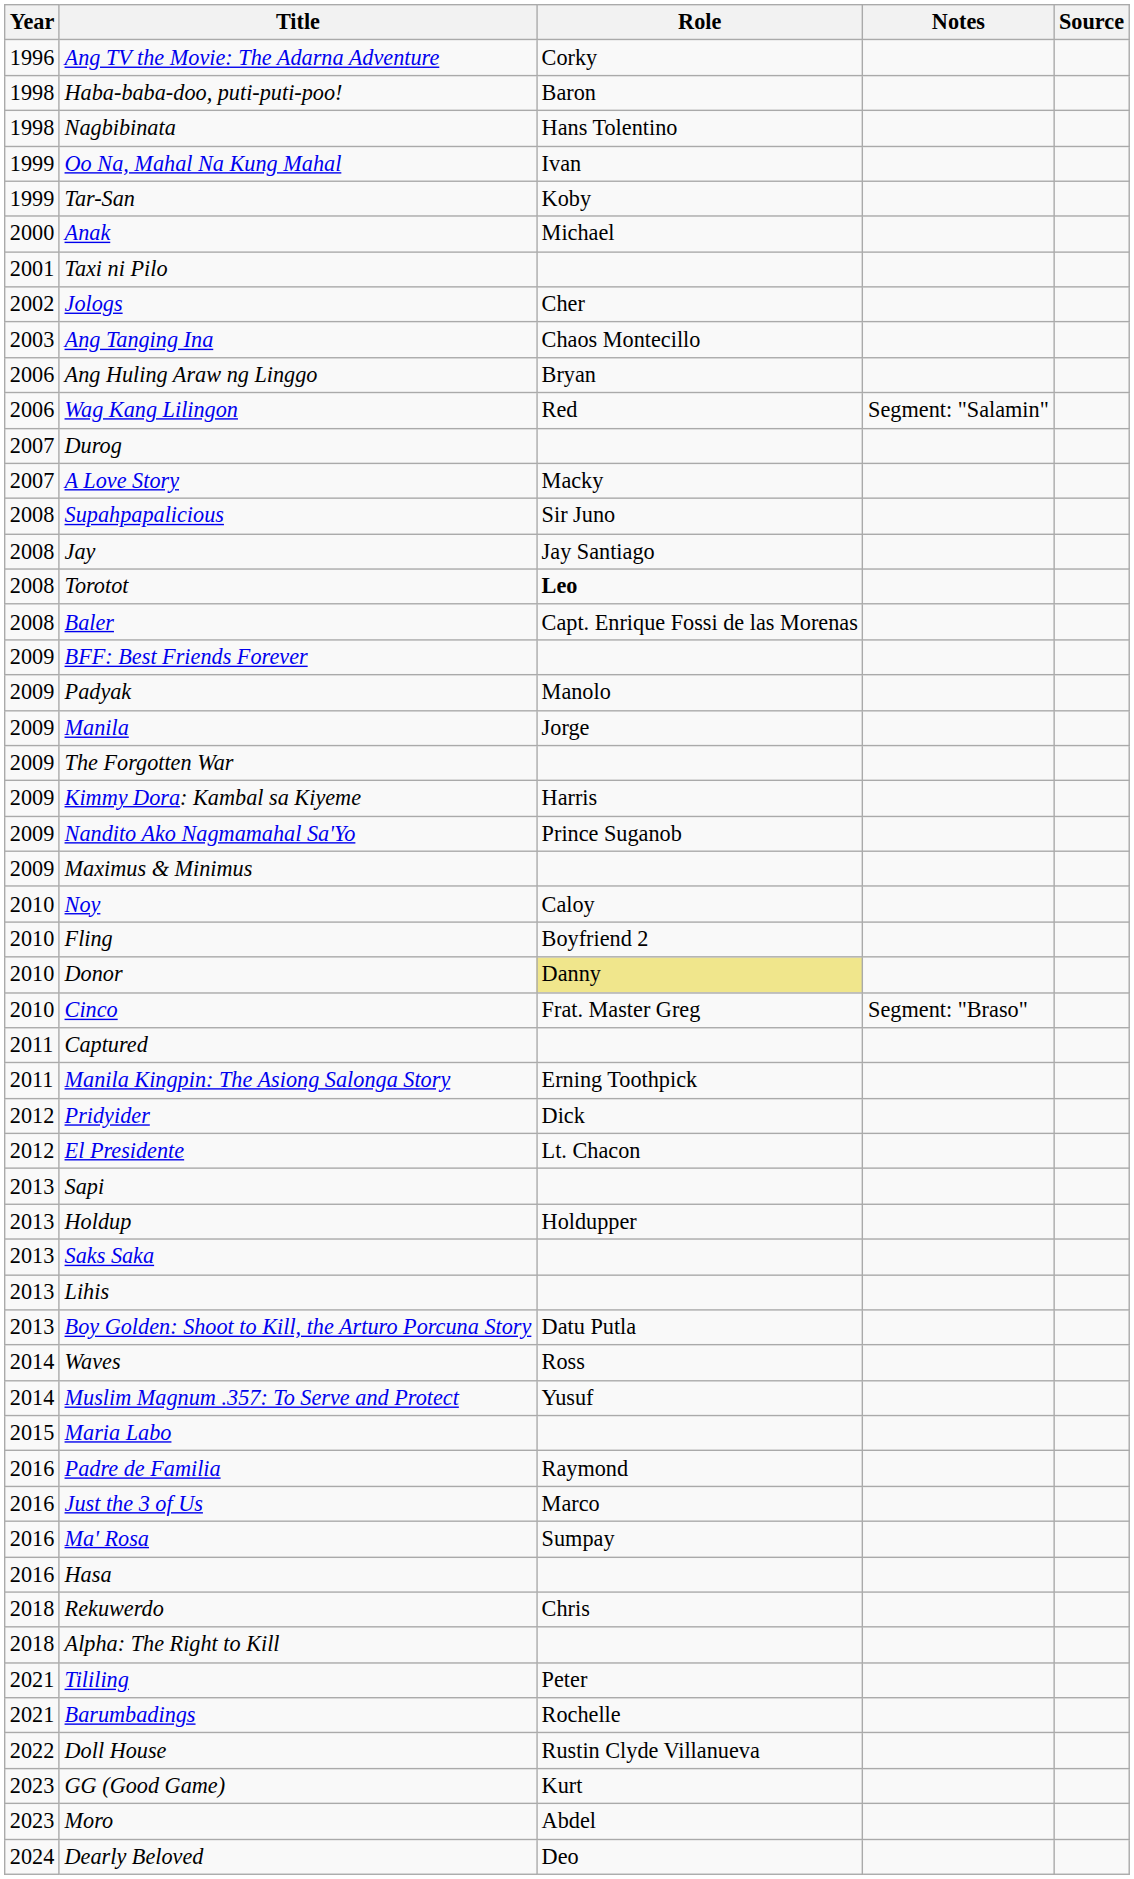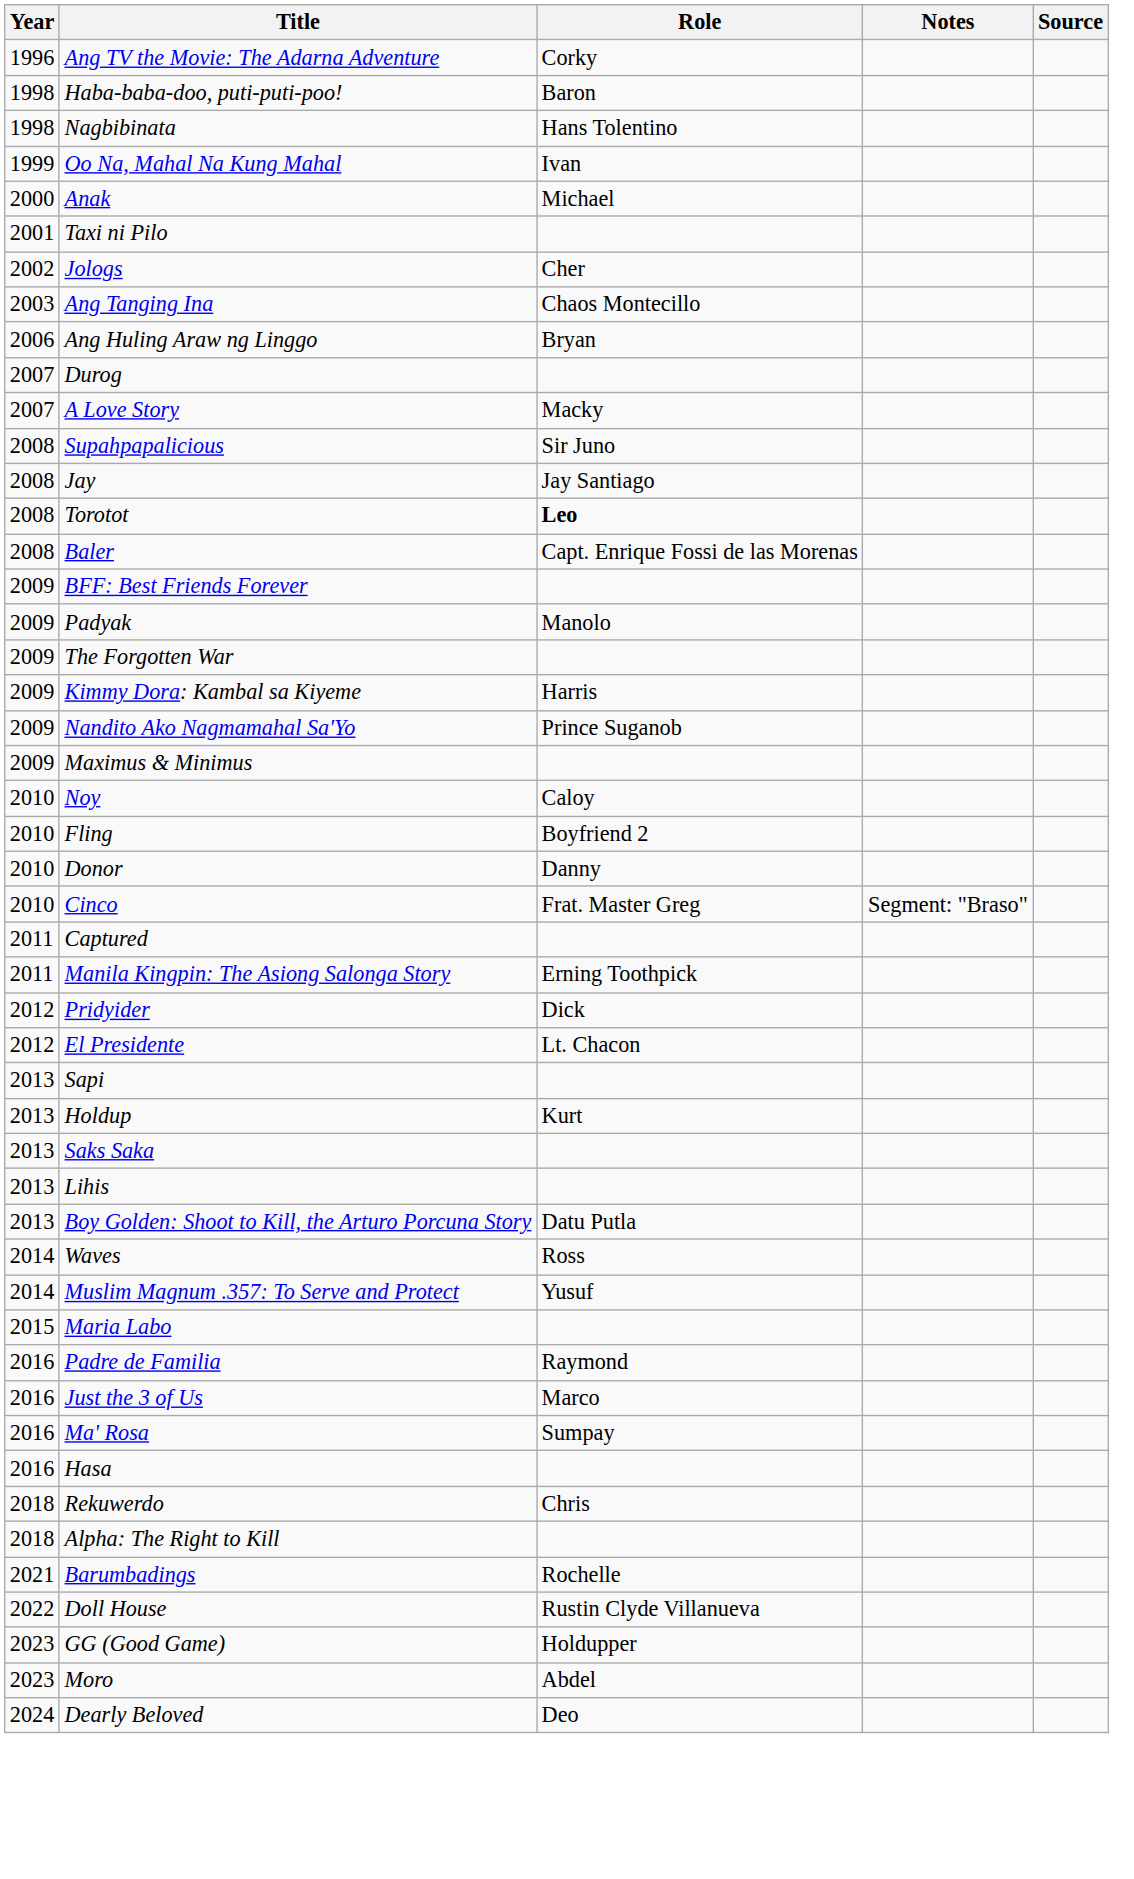- row: (100, 198)
- row: (151, 410)
- row: (97, 727)
(571, 974) khaki background -> (571, 868) no background
(589, 1221) Holdupper -> (562, 1115) Kurt
- row: (97, 1679)
(562, 1785) Kurt -> (589, 1644) Holdupper
